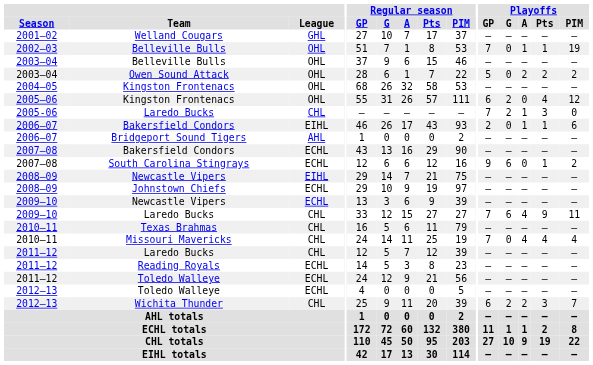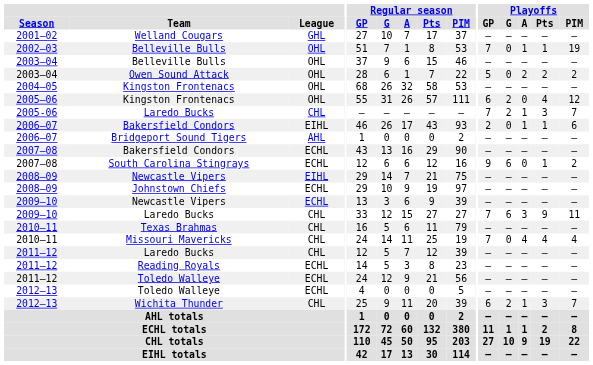(574, 112) 0 -> (574, 112) 7
(524, 214) 4 -> (524, 214) 3
(524, 304) 2 -> (524, 304) 1
